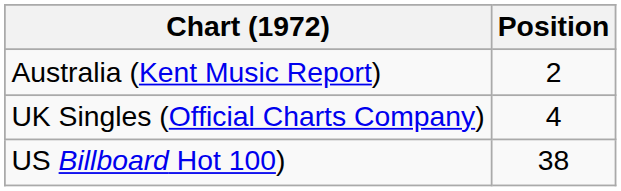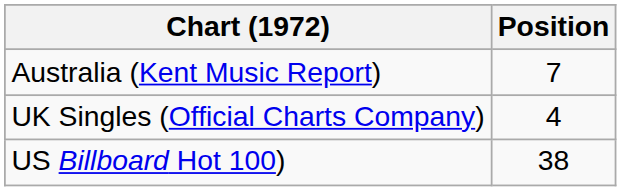(554, 71) 2 -> (554, 71) 7
